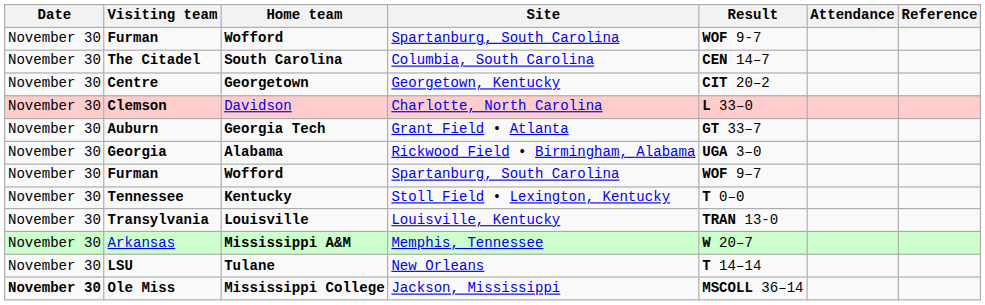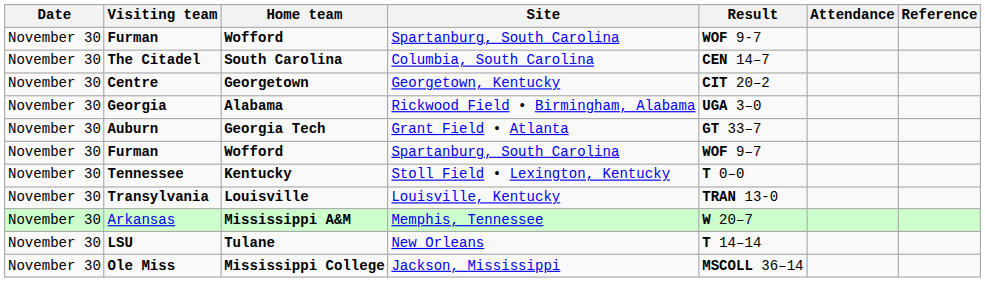- row: (137, 107)
rows swapped: (137, 153) <-> (133, 130)
(54, 289) bold -> (54, 266) normal
